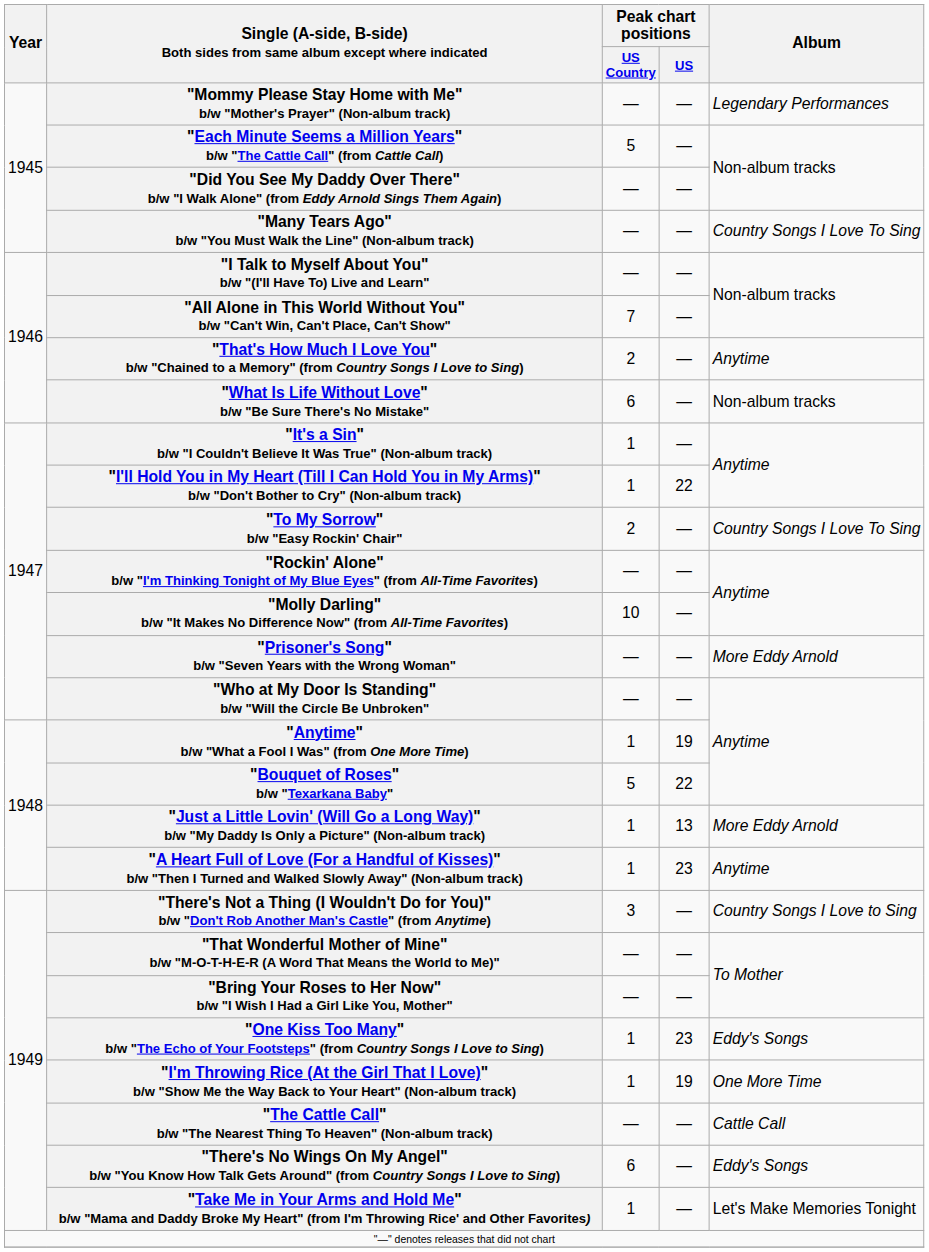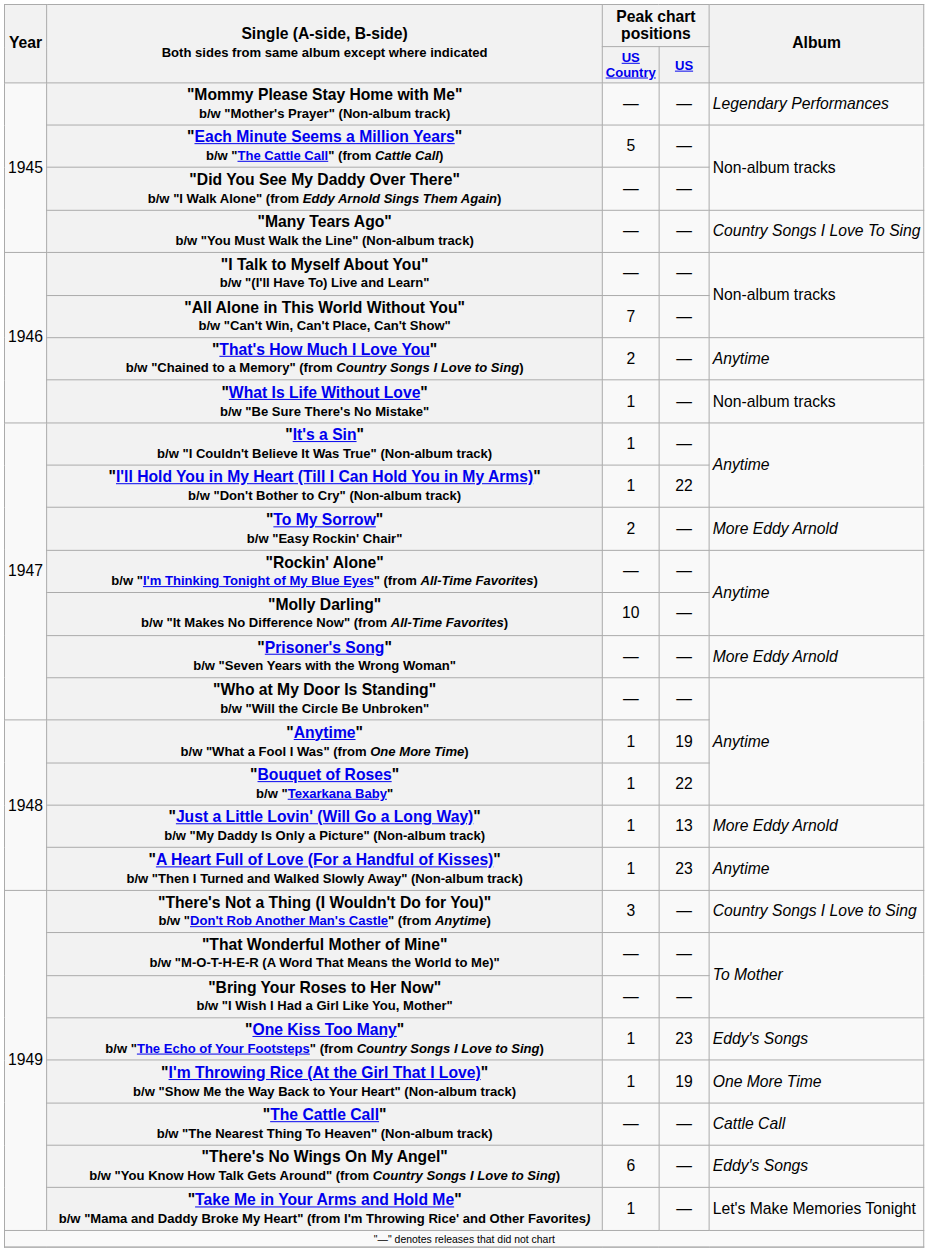(631, 401) 6 -> (631, 401) 1
(817, 528) Country Songs I Love To Sing -> (775, 528) More Eddy Arnold
(631, 783) 5 -> (631, 783) 1
